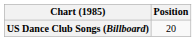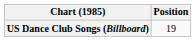(171, 28) 20 -> (171, 28) 19
